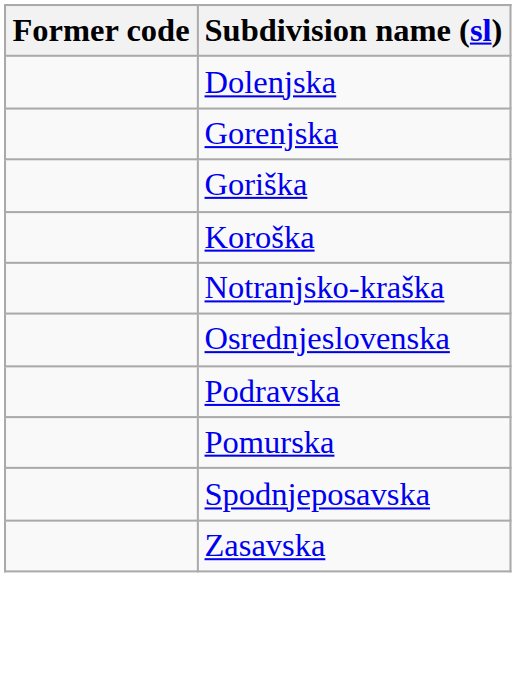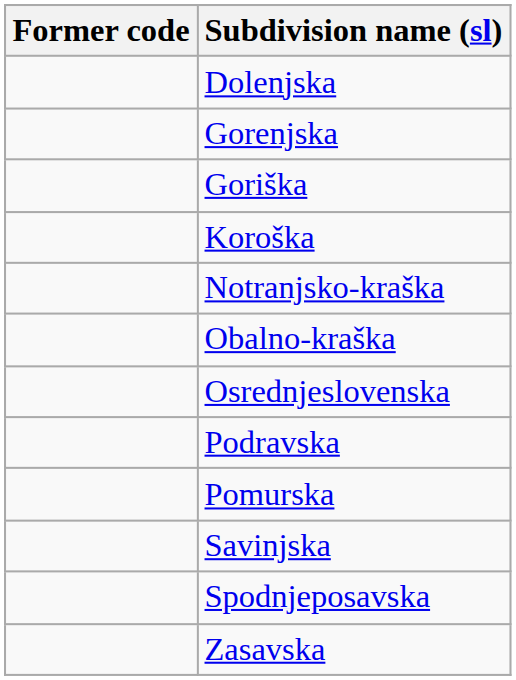+ row: (300, 339)
+ row: (268, 545)
